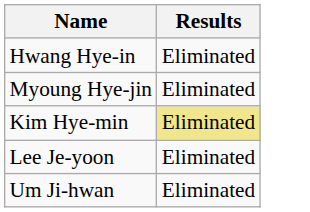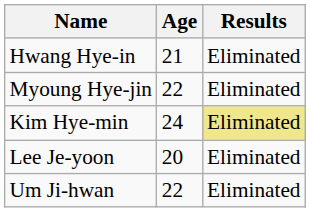+ column: (180, 21)
